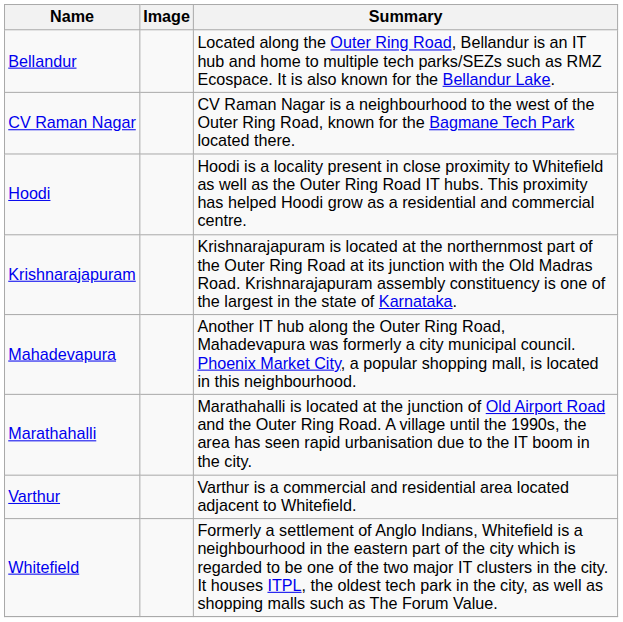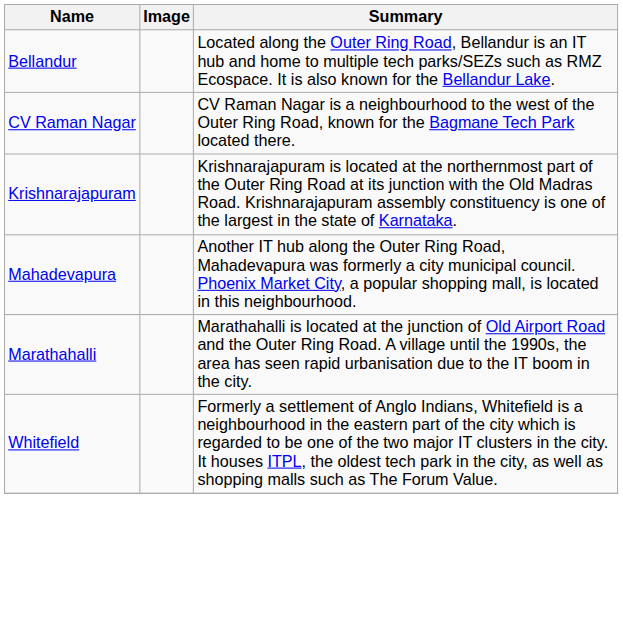- row: (29, 194)
- row: (34, 496)
